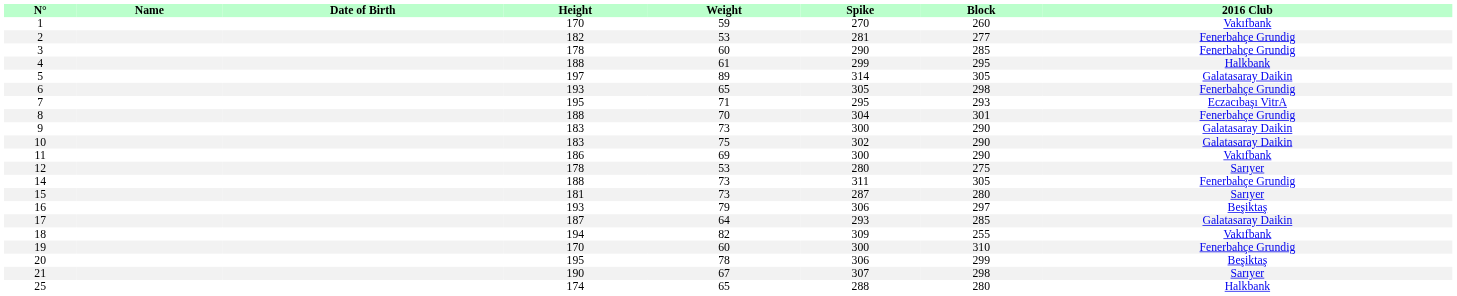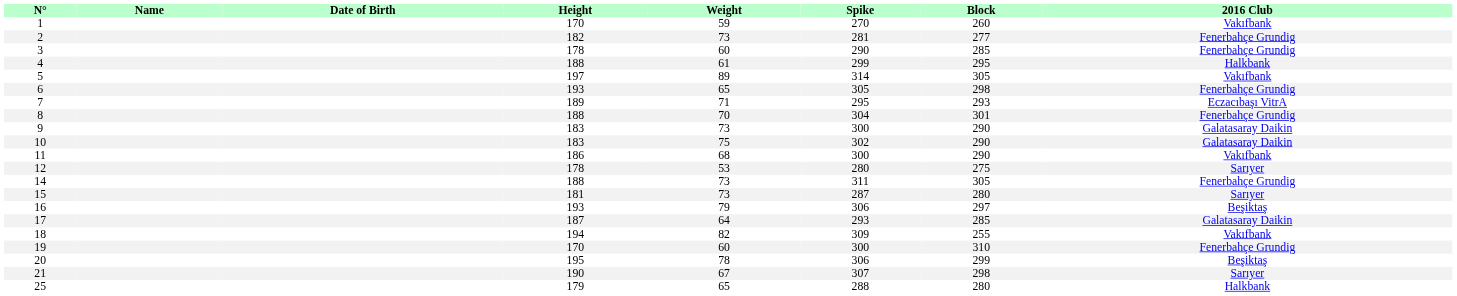(724, 36) 53 -> (724, 36) 73
(1247, 76) Galatasaray Daikin -> (1247, 76) Vakıfbank
(575, 102) 195 -> (575, 102) 189
(724, 155) 69 -> (724, 155) 68
(575, 286) 174 -> (575, 286) 179
